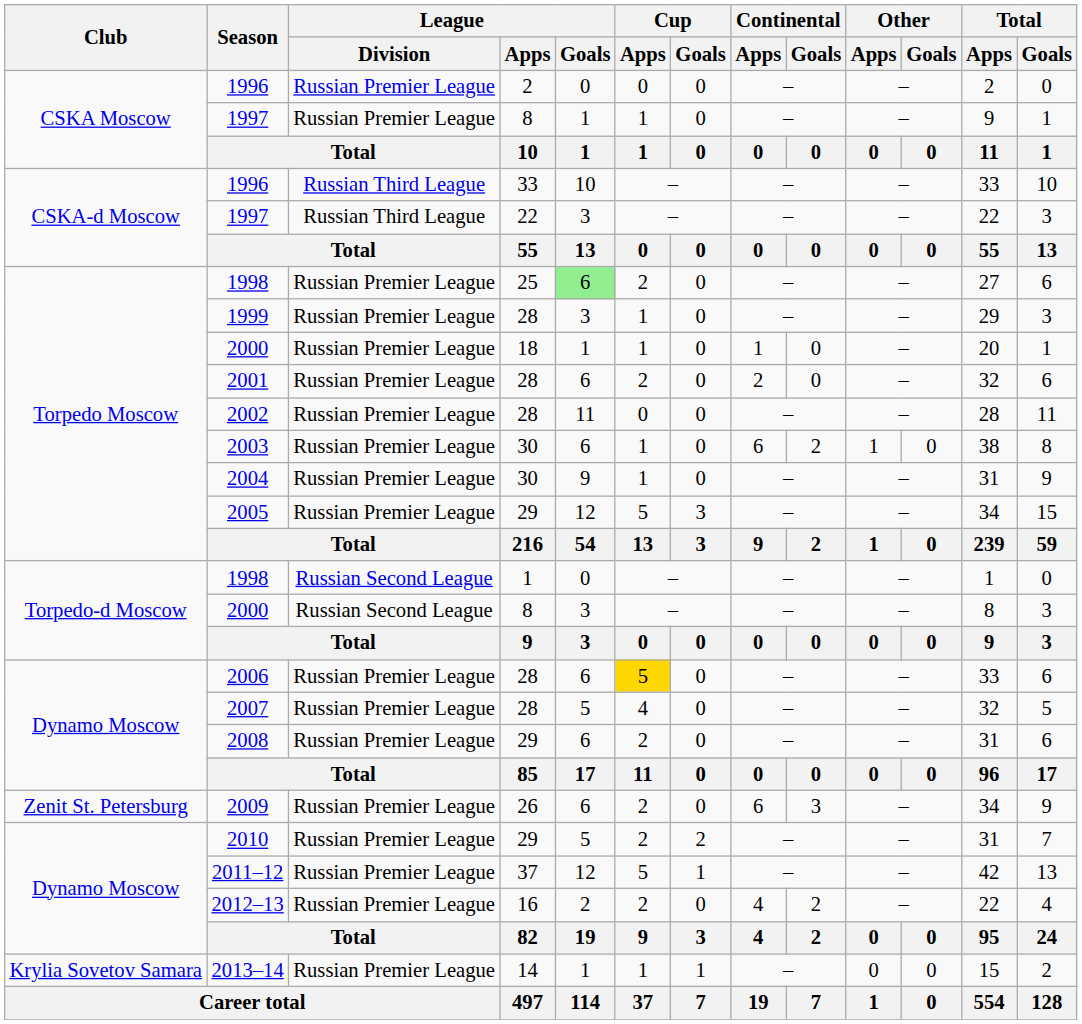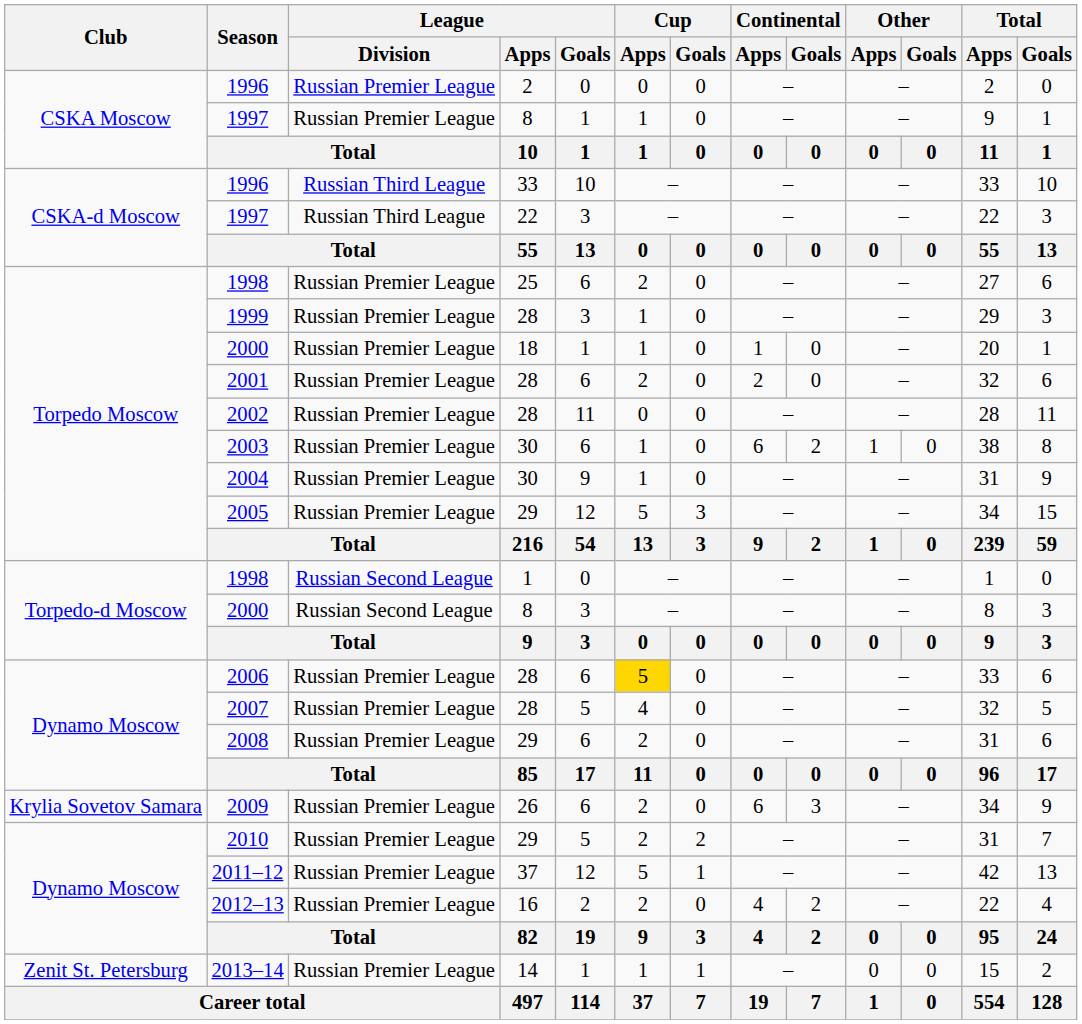(585, 282) lightgreen background -> (585, 282) no background
(106, 806) Zenit St. Petersburg -> (106, 806) Krylia Sovetov Samara
(106, 970) Krylia Sovetov Samara -> (106, 970) Zenit St. Petersburg
